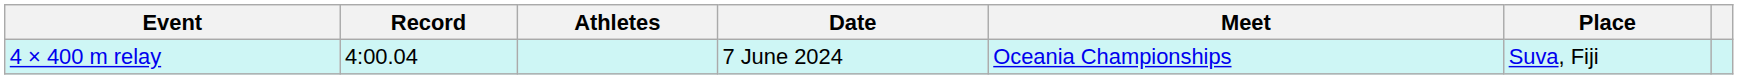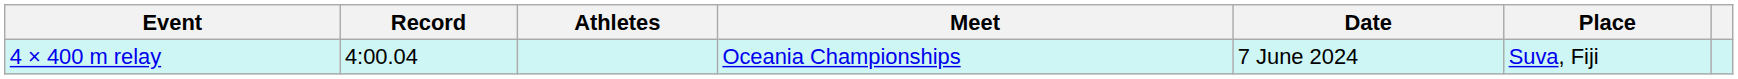columns swapped: (853, 22) <-> (1246, 22)
